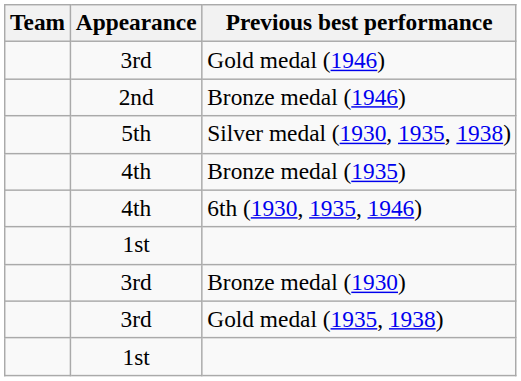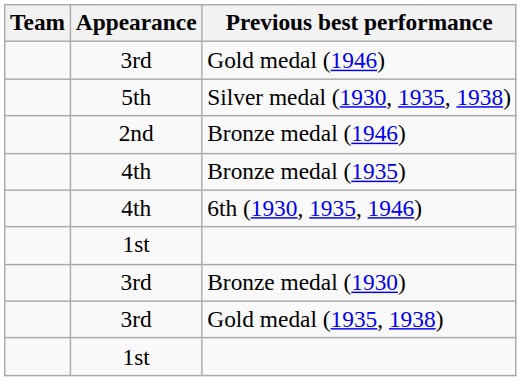rows swapped: (136, 134) <-> (136, 97)
